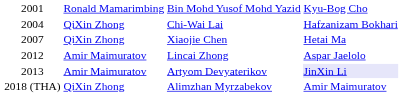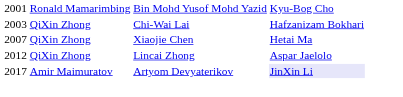(32, 24) 2004 -> (15, 24) 2003
(105, 55) Amir Maimuratov -> (60, 55) QiXin Zhong
(32, 71) 2013 -> (15, 71) 2017
- row: (219, 86)
